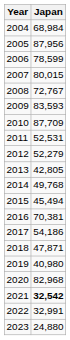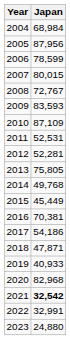(48, 122) 87,709 -> (48, 122) 87,109
(48, 153) 52,279 -> (48, 153) 52,281
(48, 169) 42,805 -> (48, 169) 75,805
(48, 201) 45,494 -> (48, 201) 45,449
(48, 264) 40,980 -> (48, 264) 40,933
